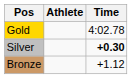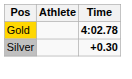(106, 30) normal -> (99, 30) bold
- row: (24, 64)
